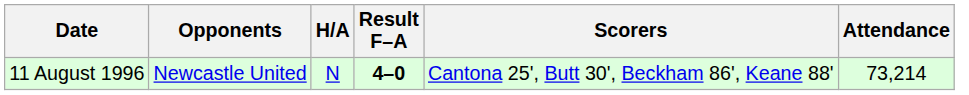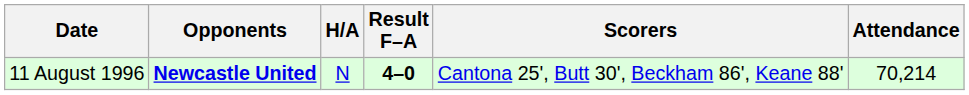(230, 73) normal -> (235, 73) bold
(896, 73) 73,214 -> (906, 73) 70,214
